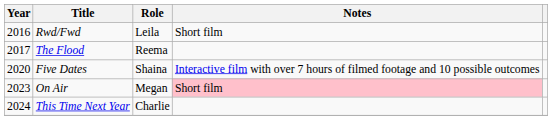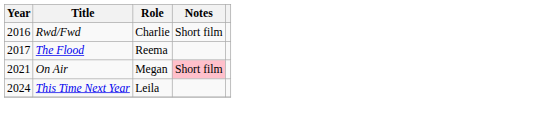(147, 32) Leila -> (152, 32) Charlie
- row: (61, 69)
(19, 87) 2023 -> (19, 69) 2021
(152, 106) Charlie -> (147, 87) Leila
